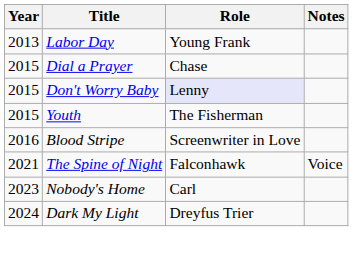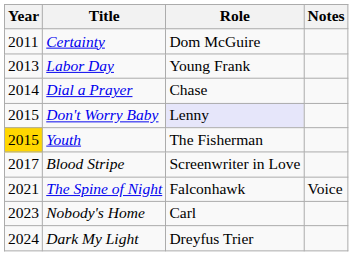+ row: (76, 41)
(24, 66) 2015 -> (24, 90) 2014
(24, 115) no background -> (24, 139) gold background
(24, 139) 2016 -> (24, 164) 2017
